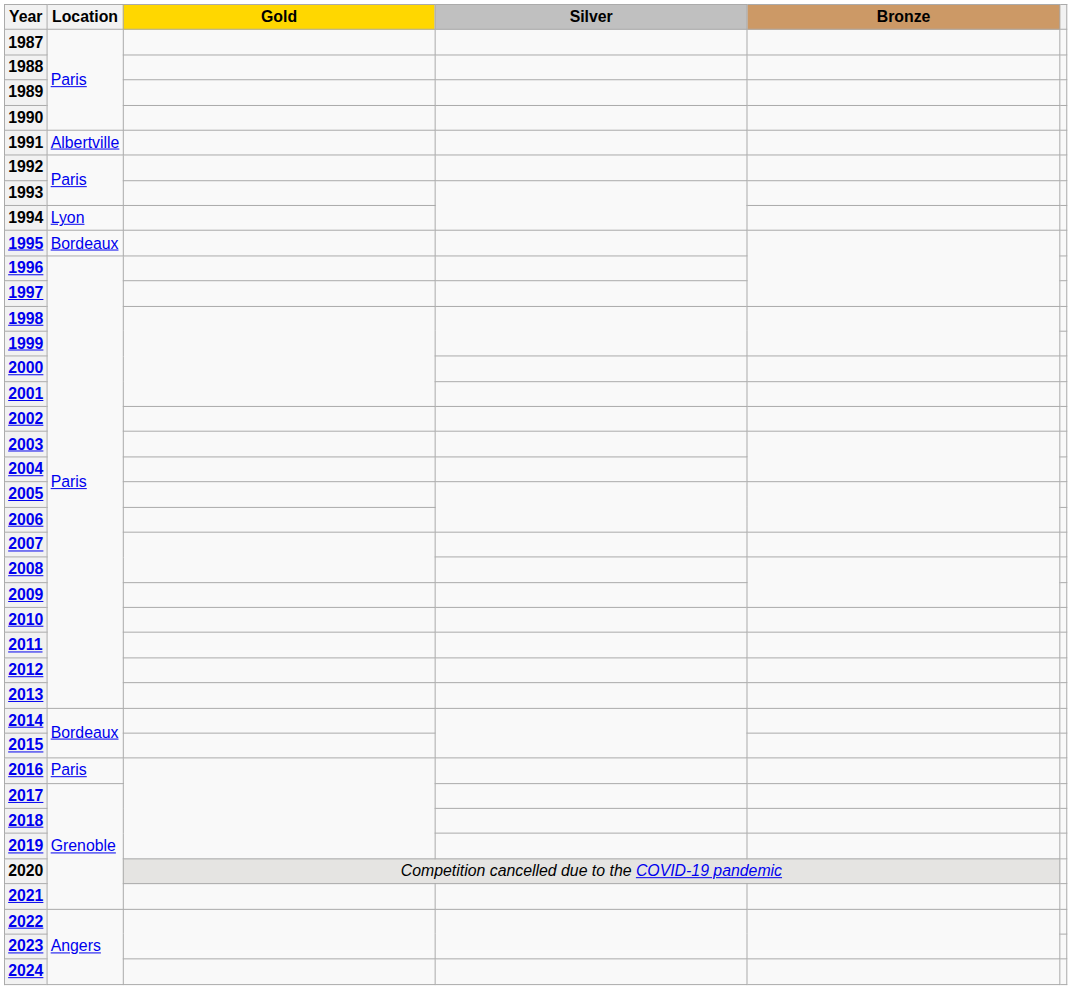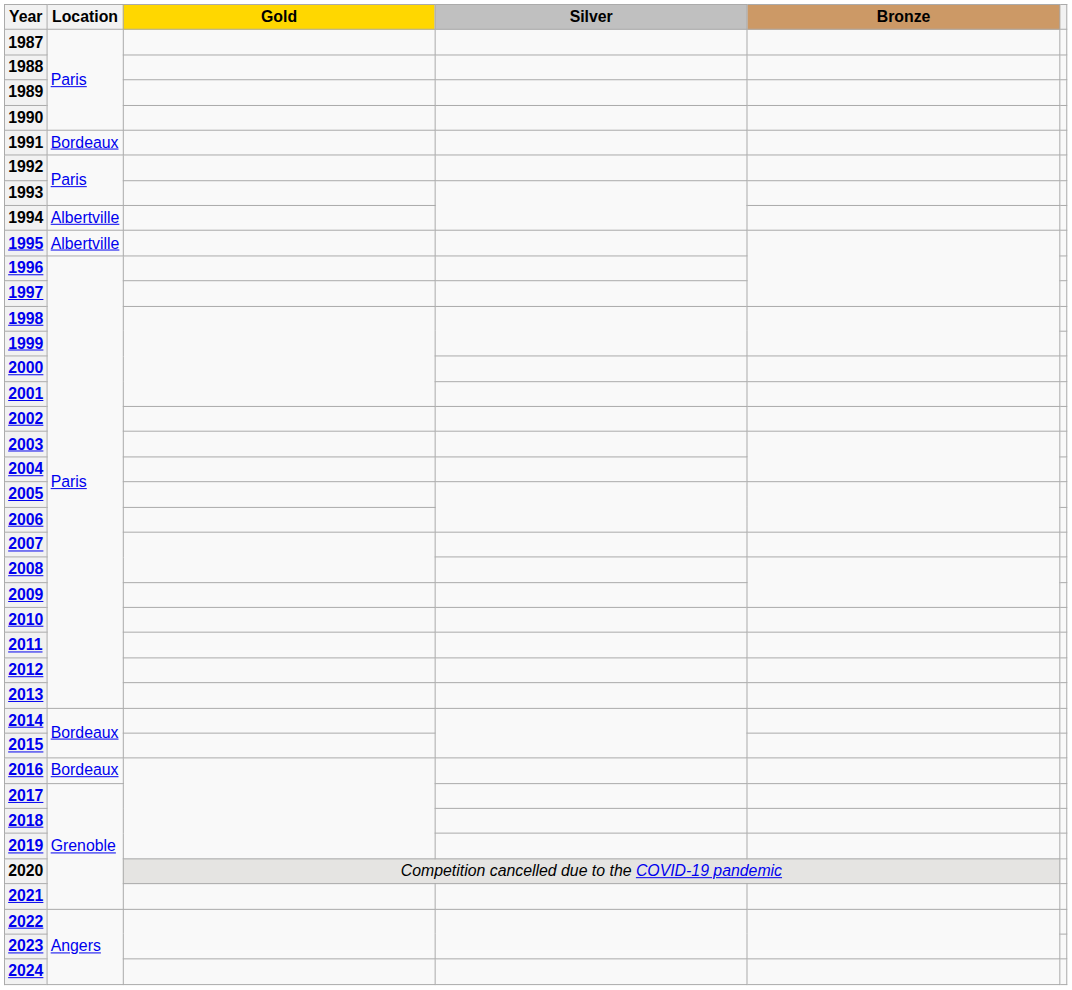(85, 142) Albertville -> (85, 142) Bordeaux
(68, 218) Lyon -> (85, 218) Albertville
(85, 243) Bordeaux -> (85, 243) Albertville
(69, 770) Paris -> (85, 770) Bordeaux
